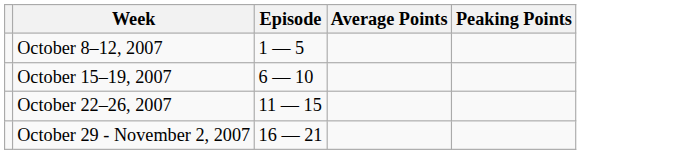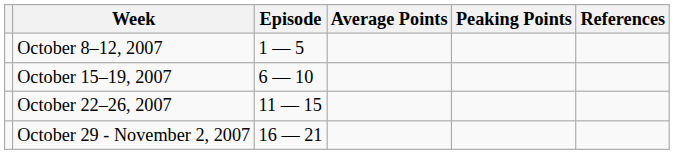+ column: (623, 18)
